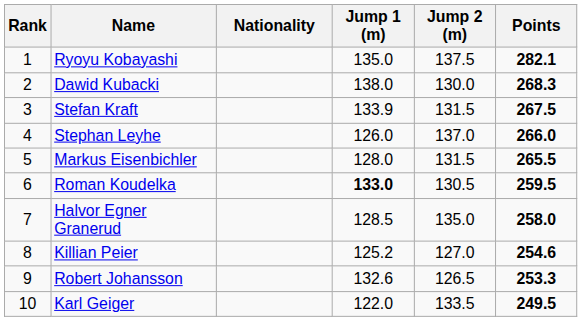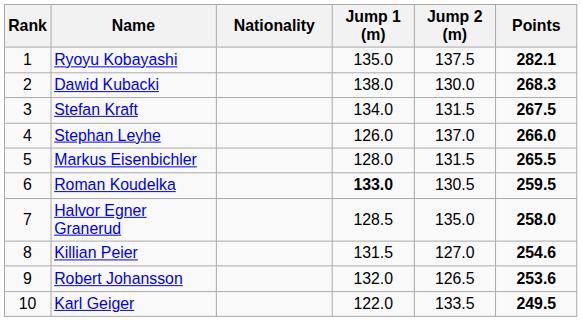(373, 110) 133.9 -> (373, 110) 134.0
(373, 253) 125.2 -> (373, 253) 131.5
(373, 278) 132.6 -> (373, 278) 132.0
(536, 278) 253.3 -> (536, 278) 253.6
